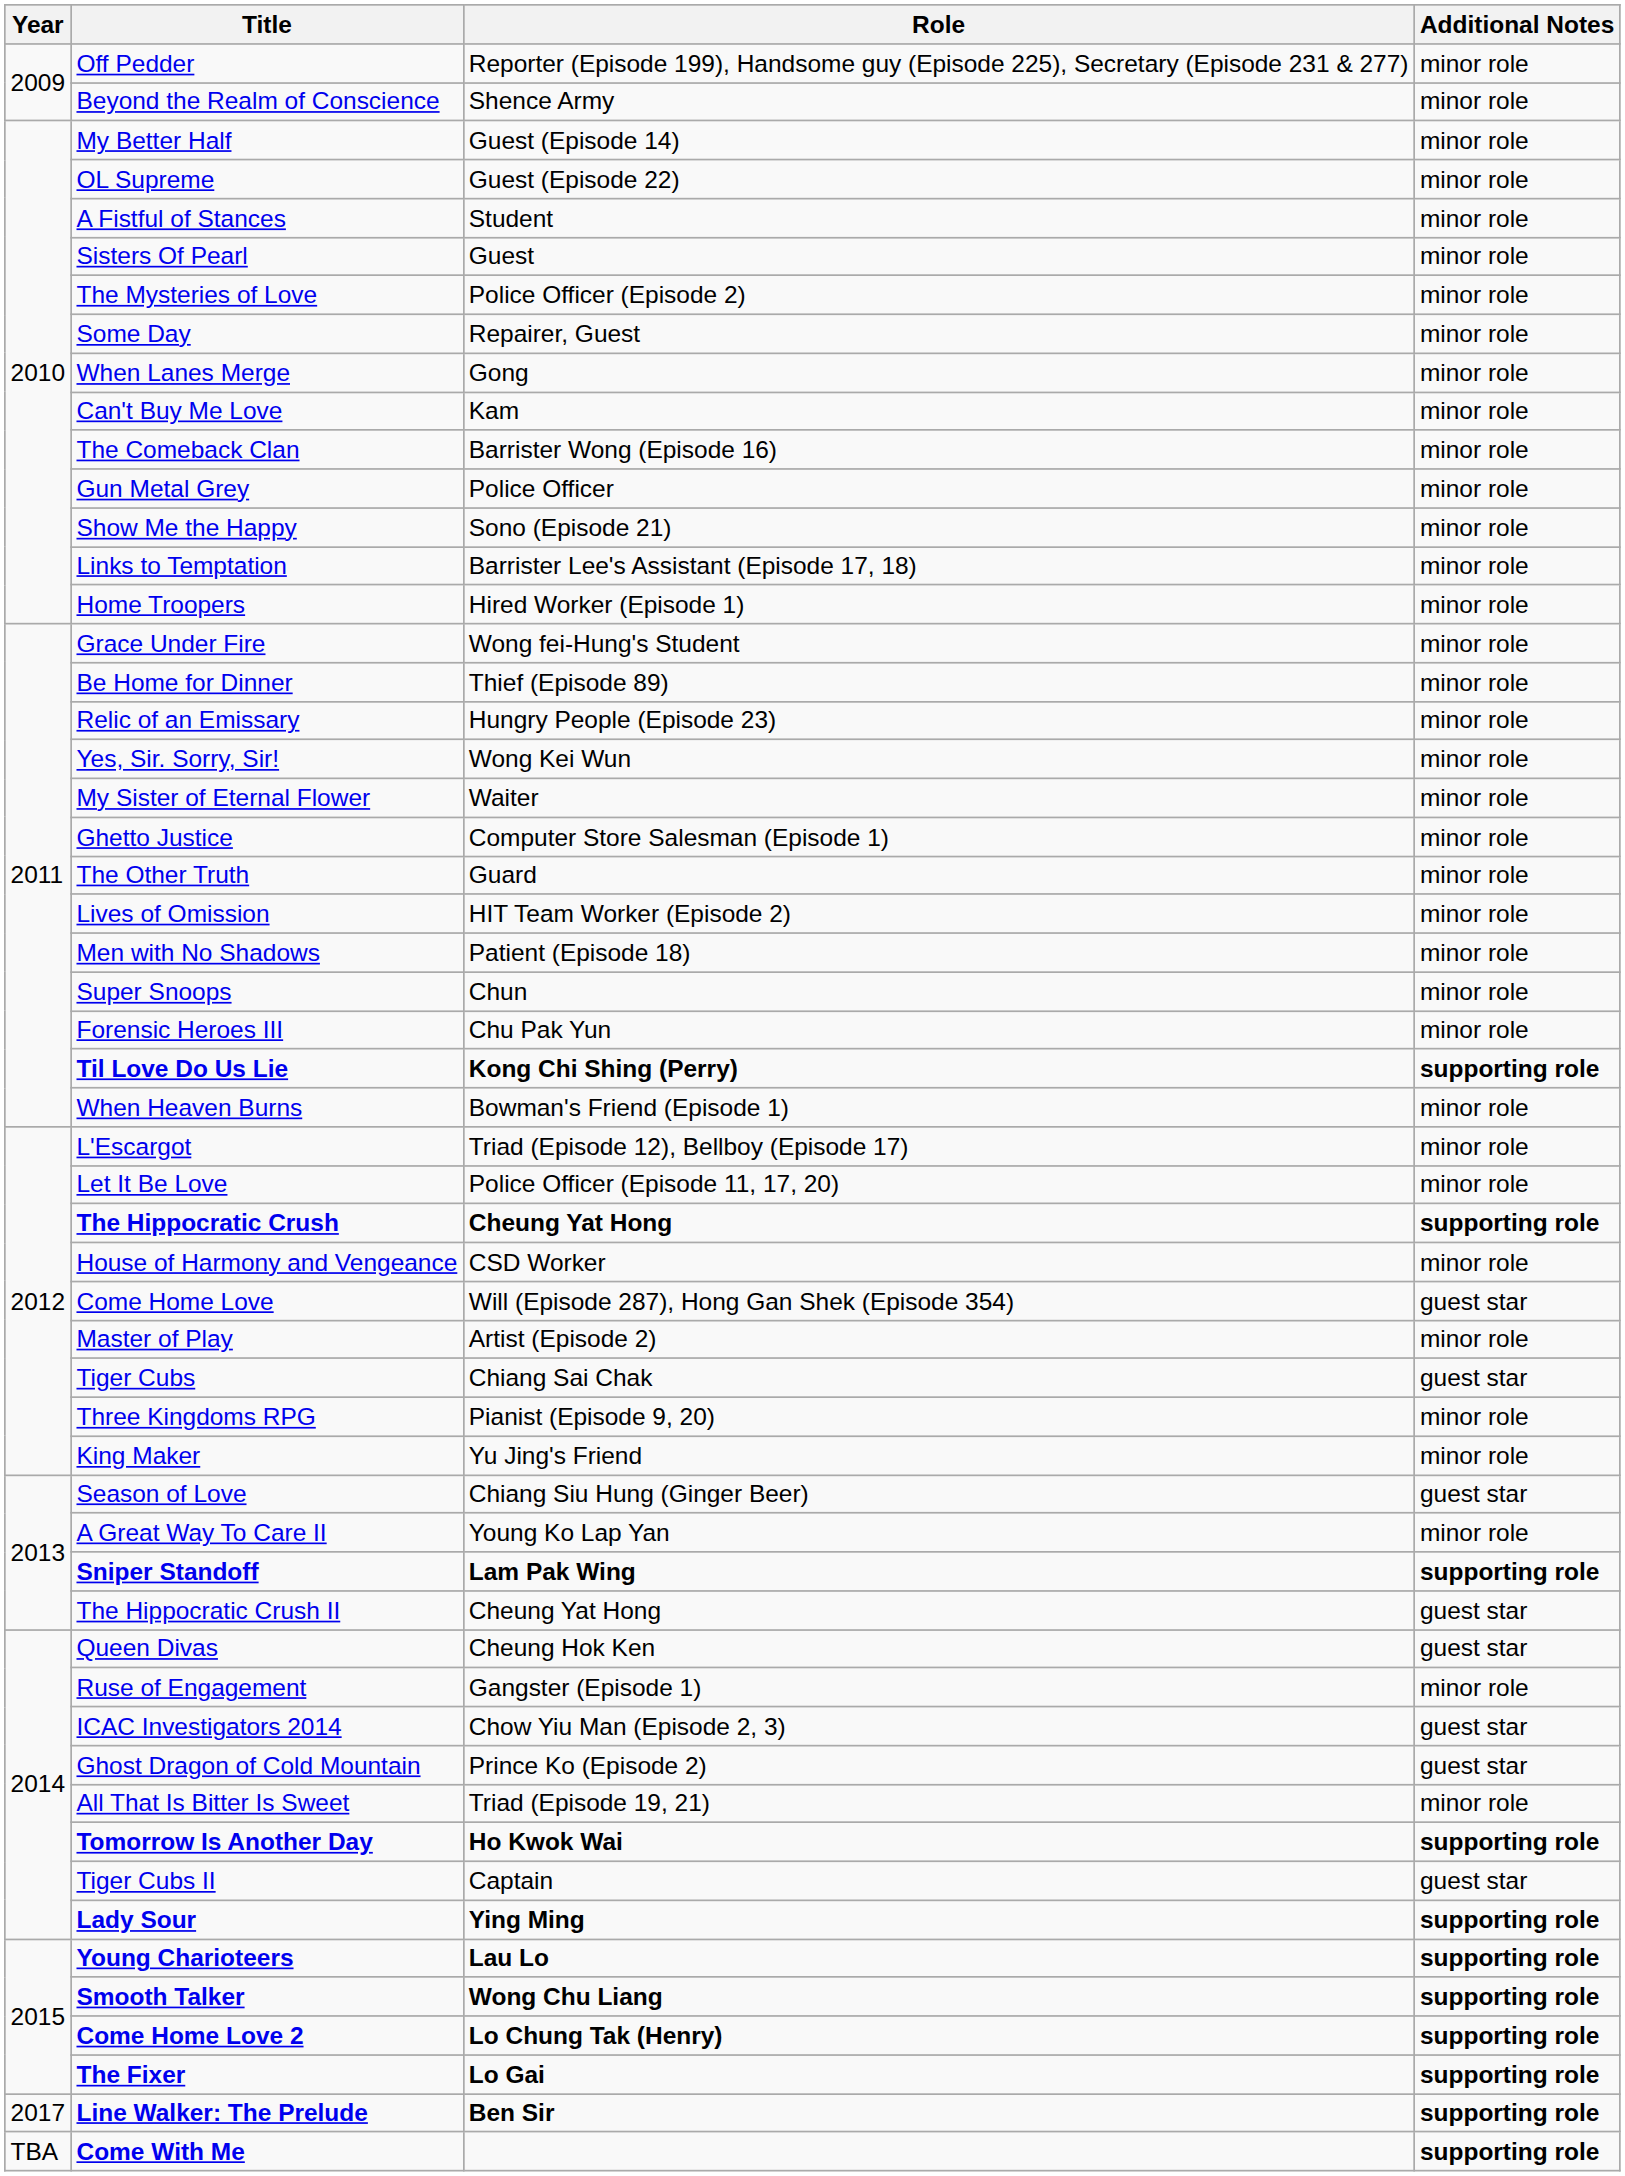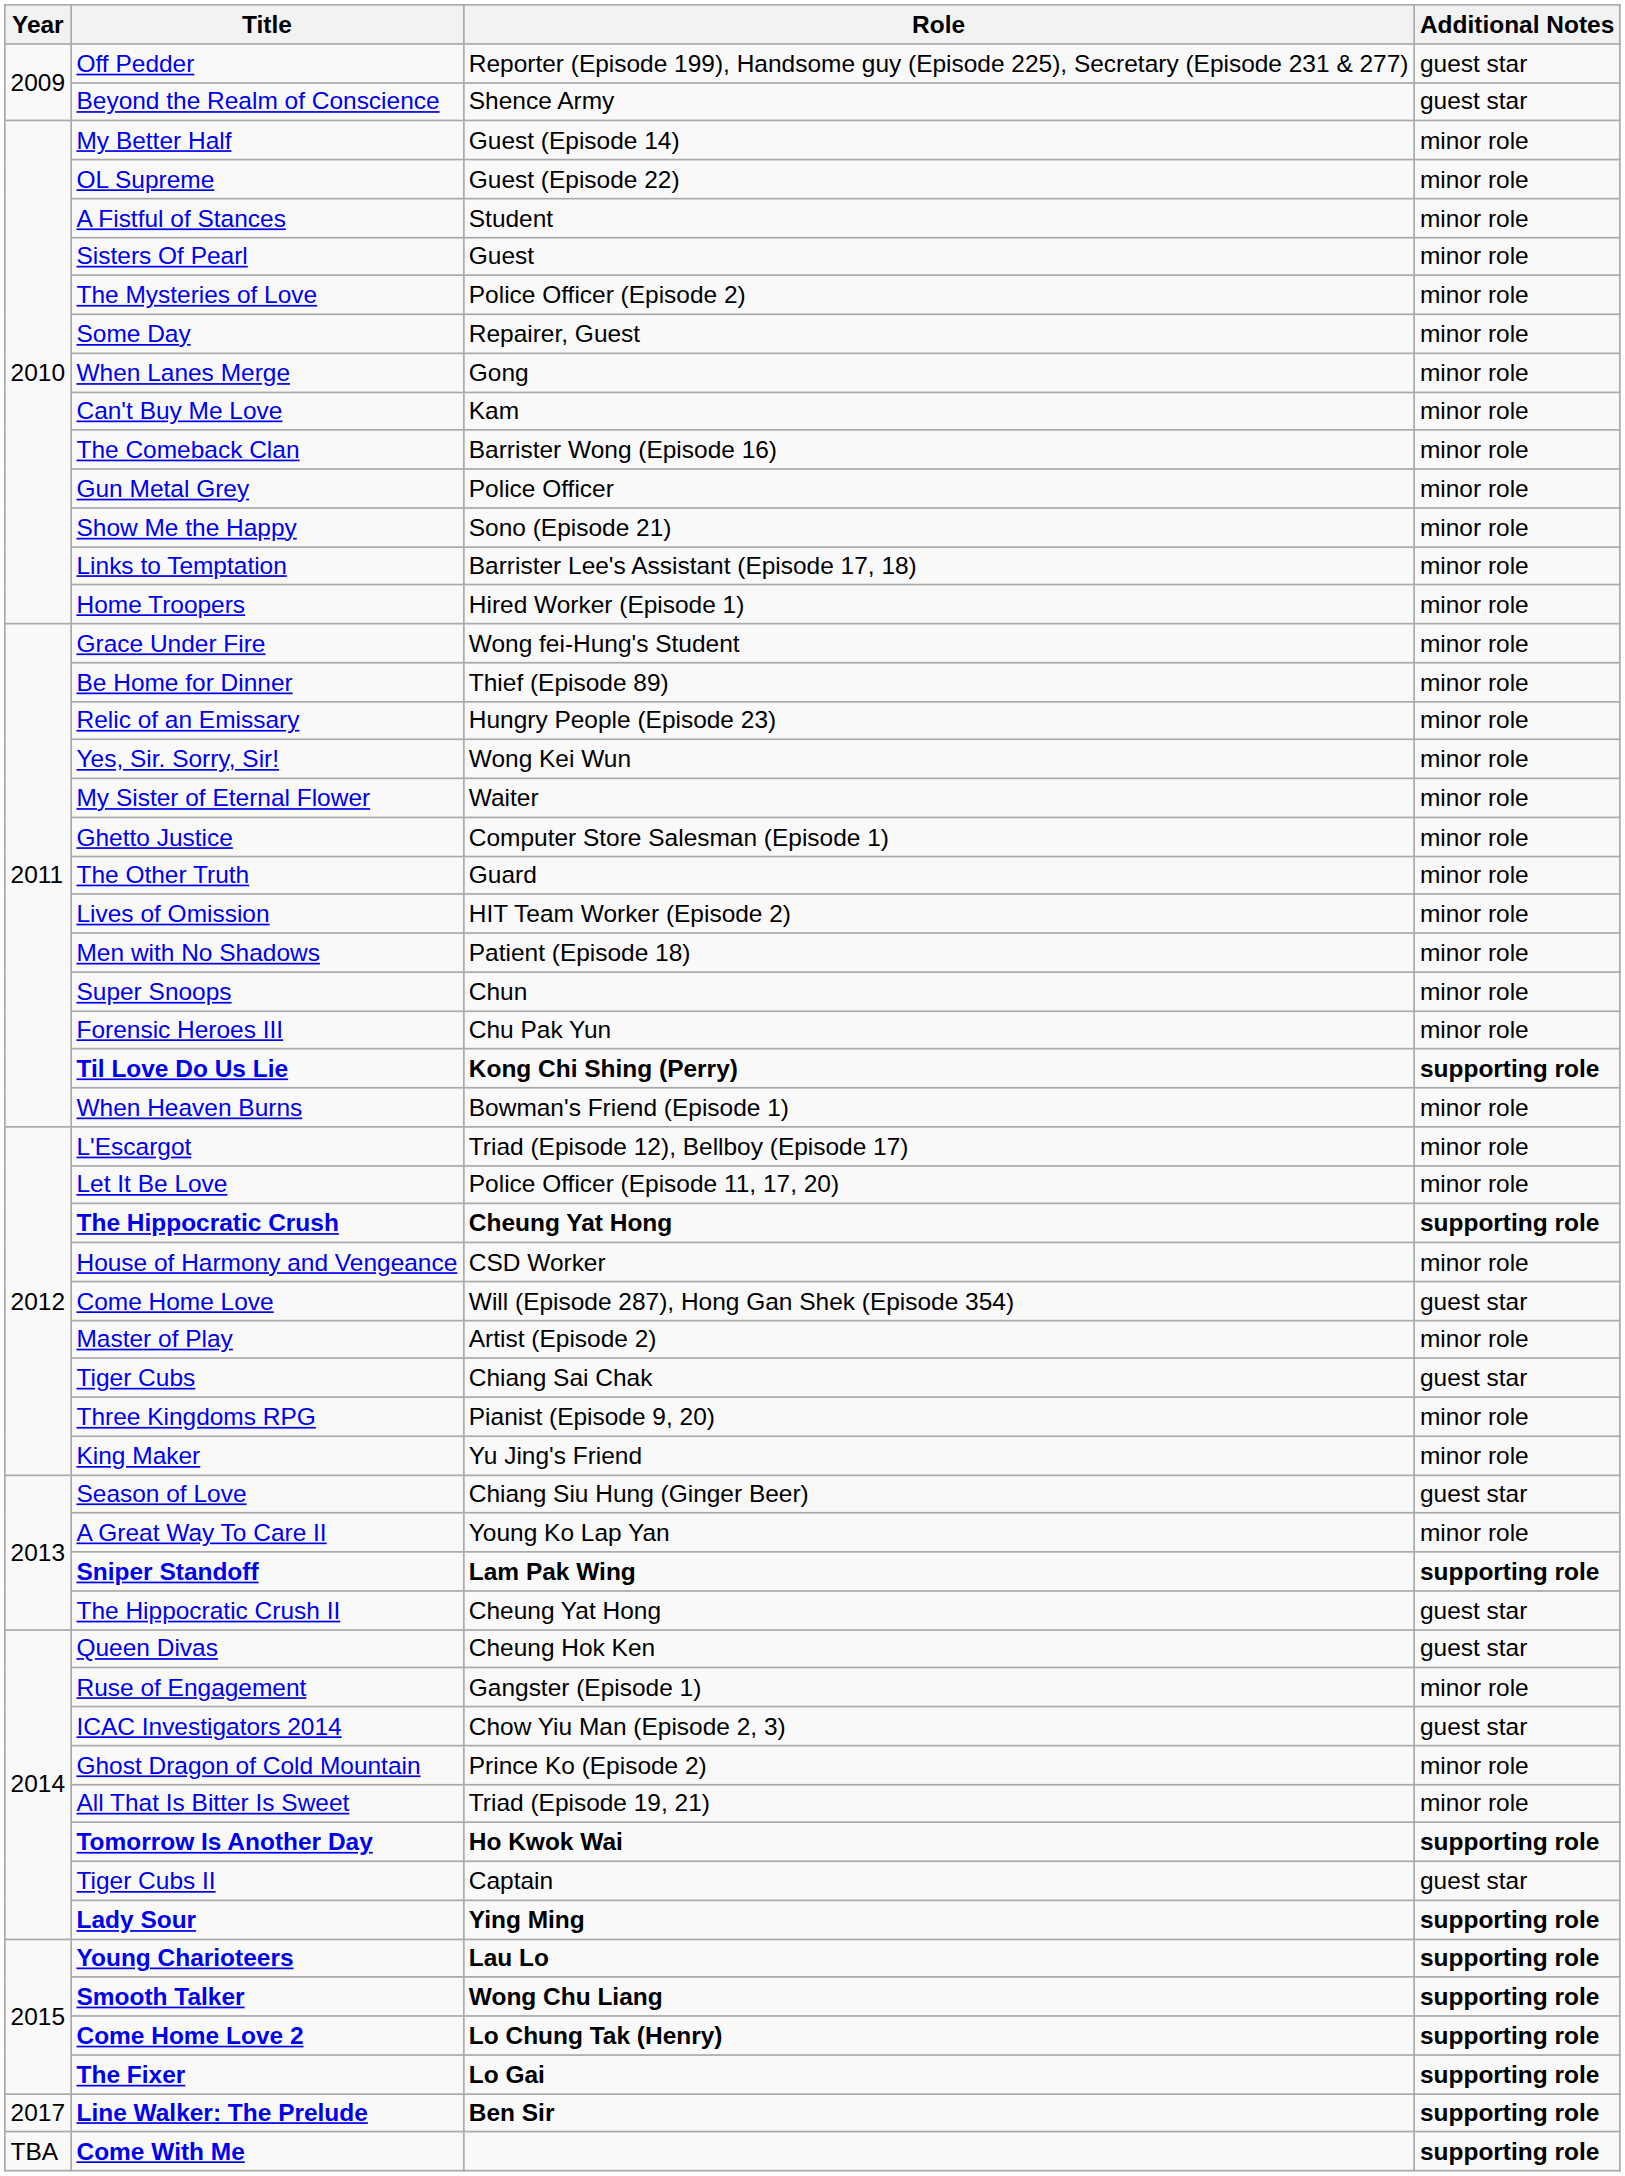(1474, 63) minor role -> (1474, 63) guest star
(1474, 102) minor role -> (1474, 102) guest star
(1474, 1765) guest star -> (1474, 1765) minor role
